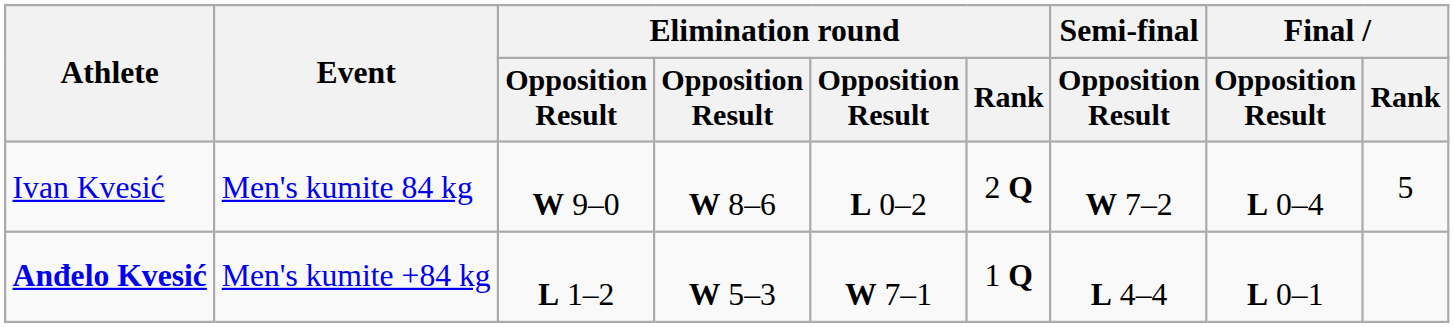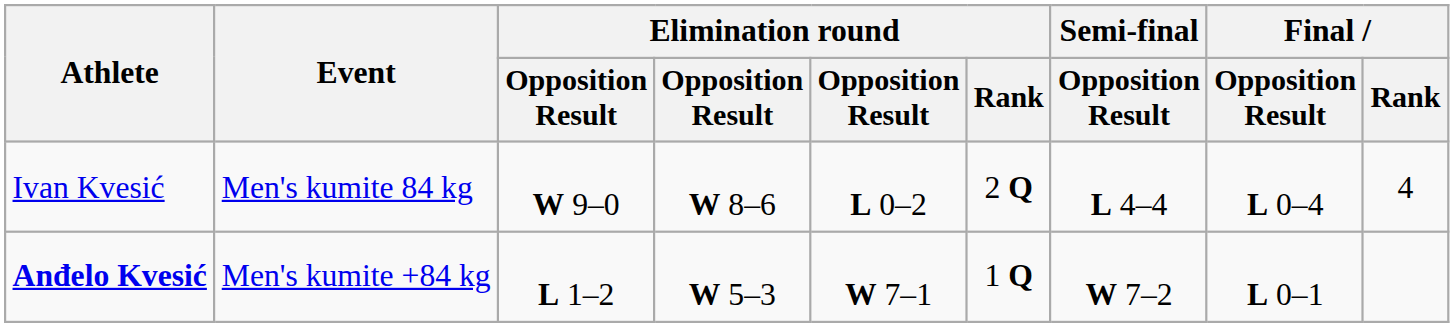(1129, 205) W 7–2 -> (1129, 205) L 4–4
(1405, 186) 5 -> (1405, 186) 4
(1129, 294) L 4–4 -> (1129, 294) W 7–2
